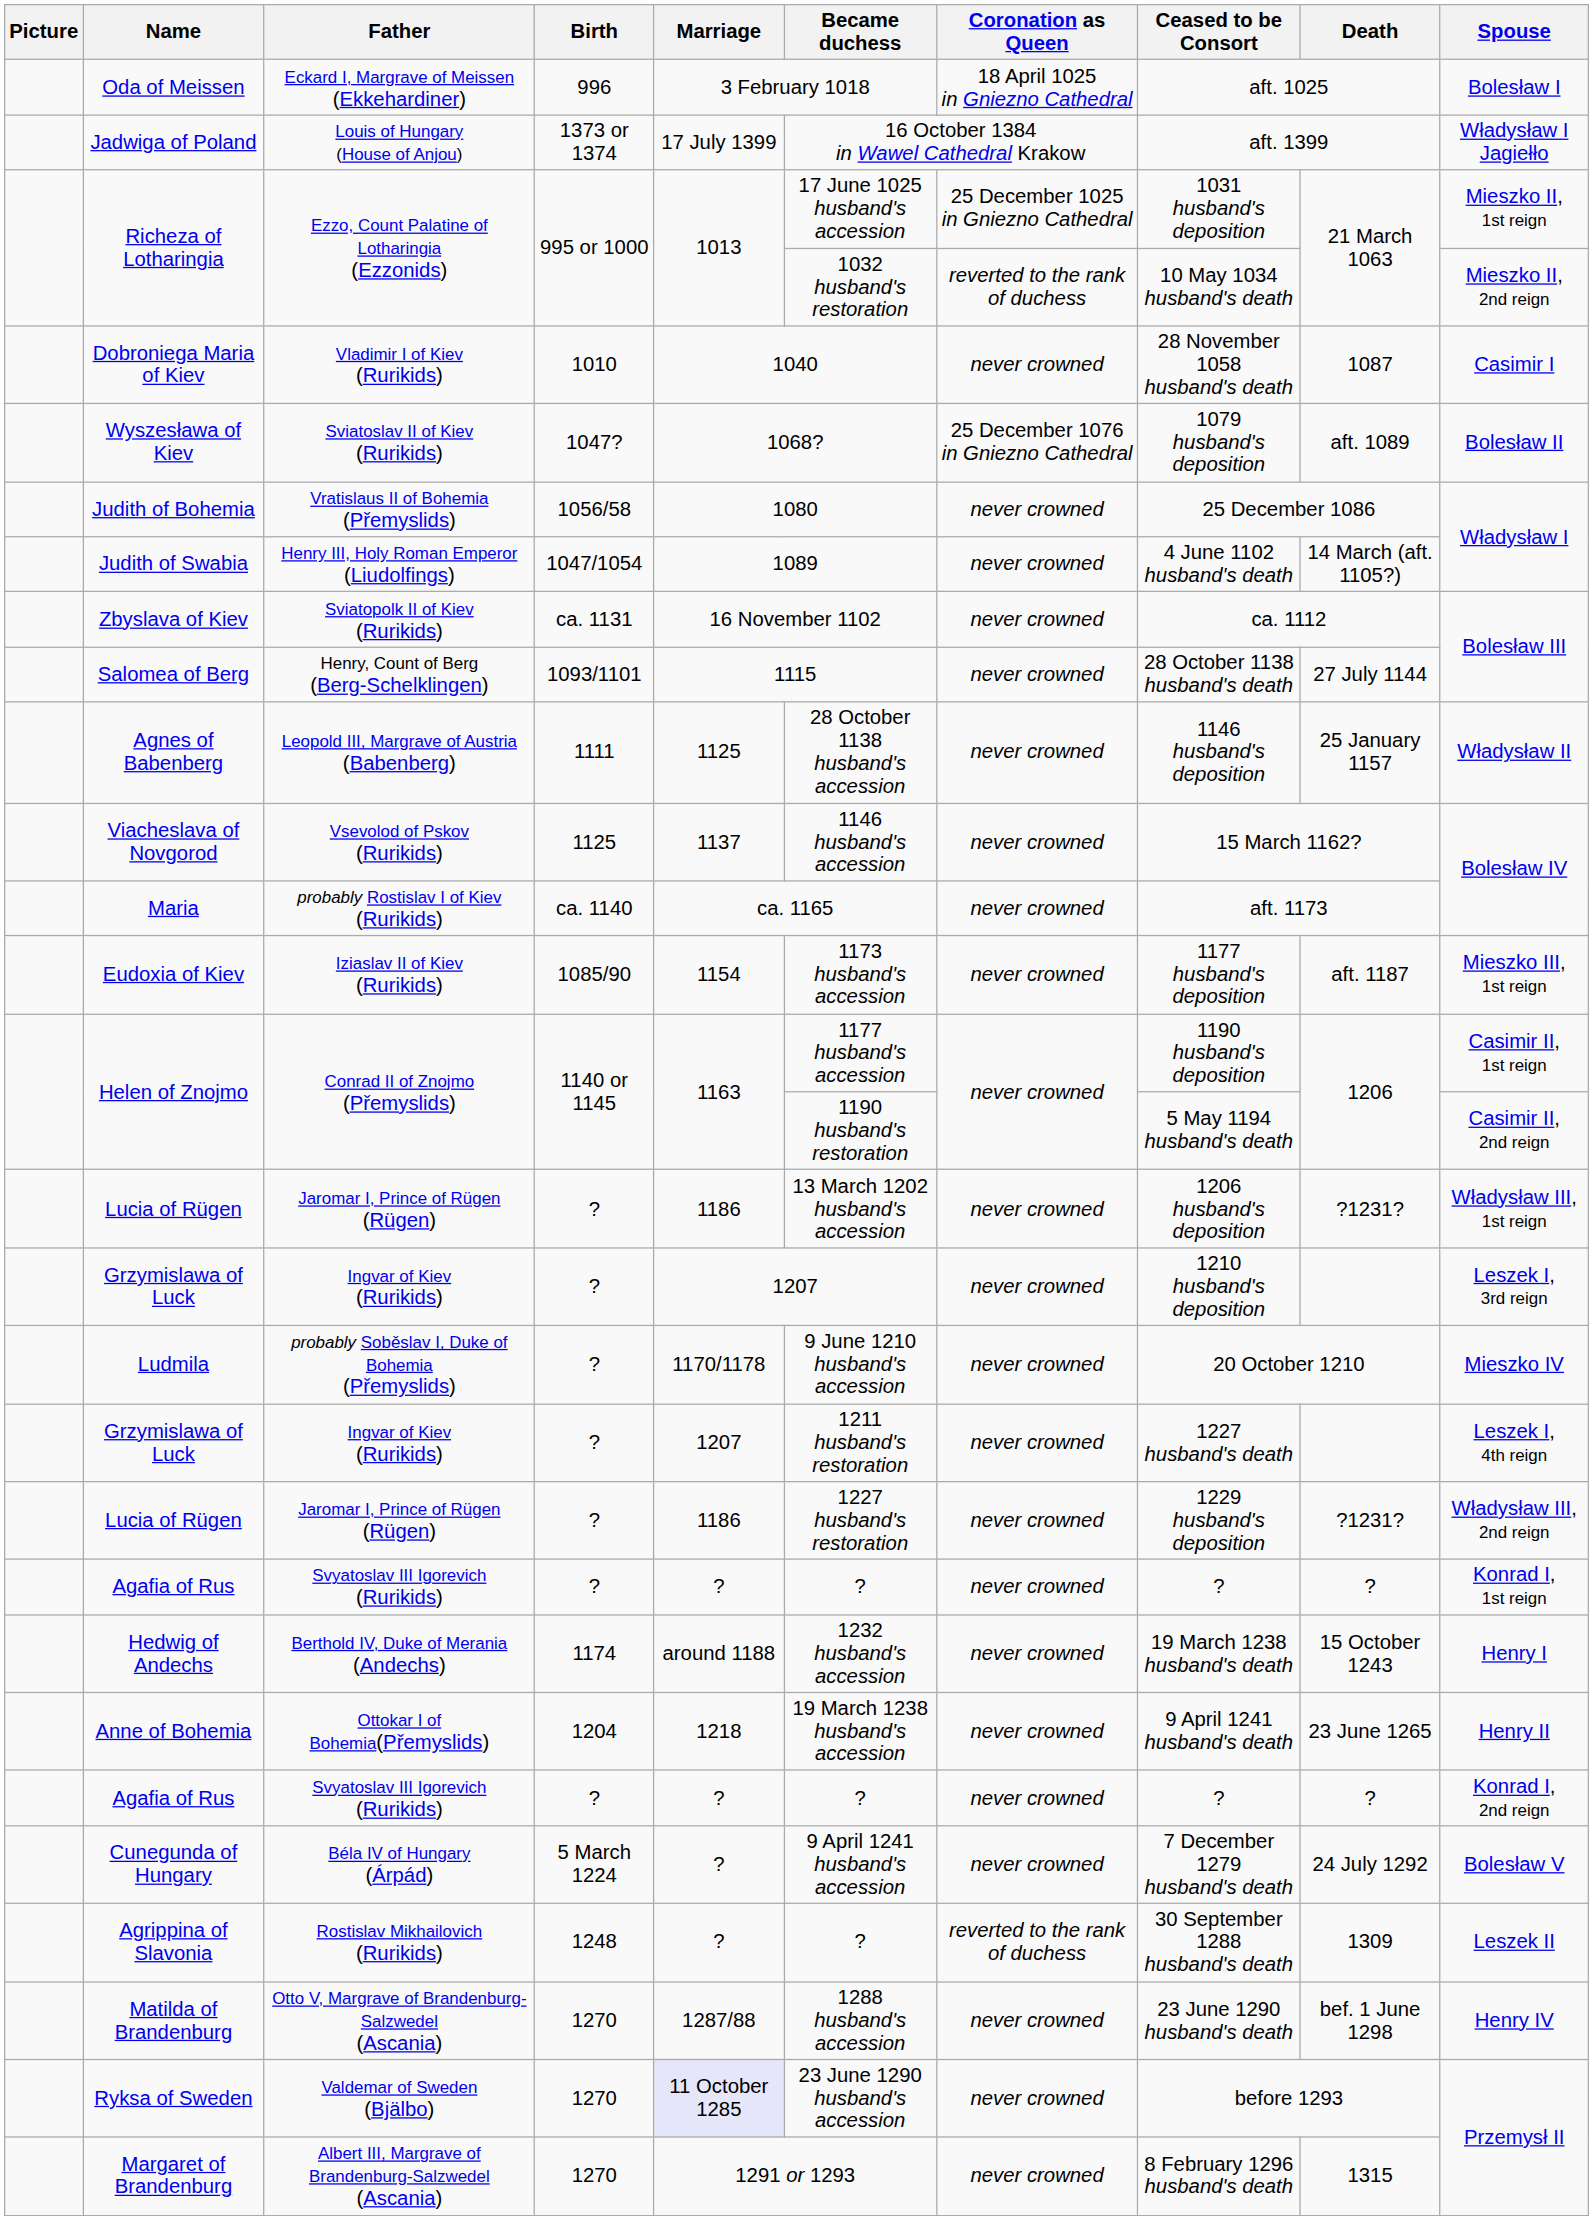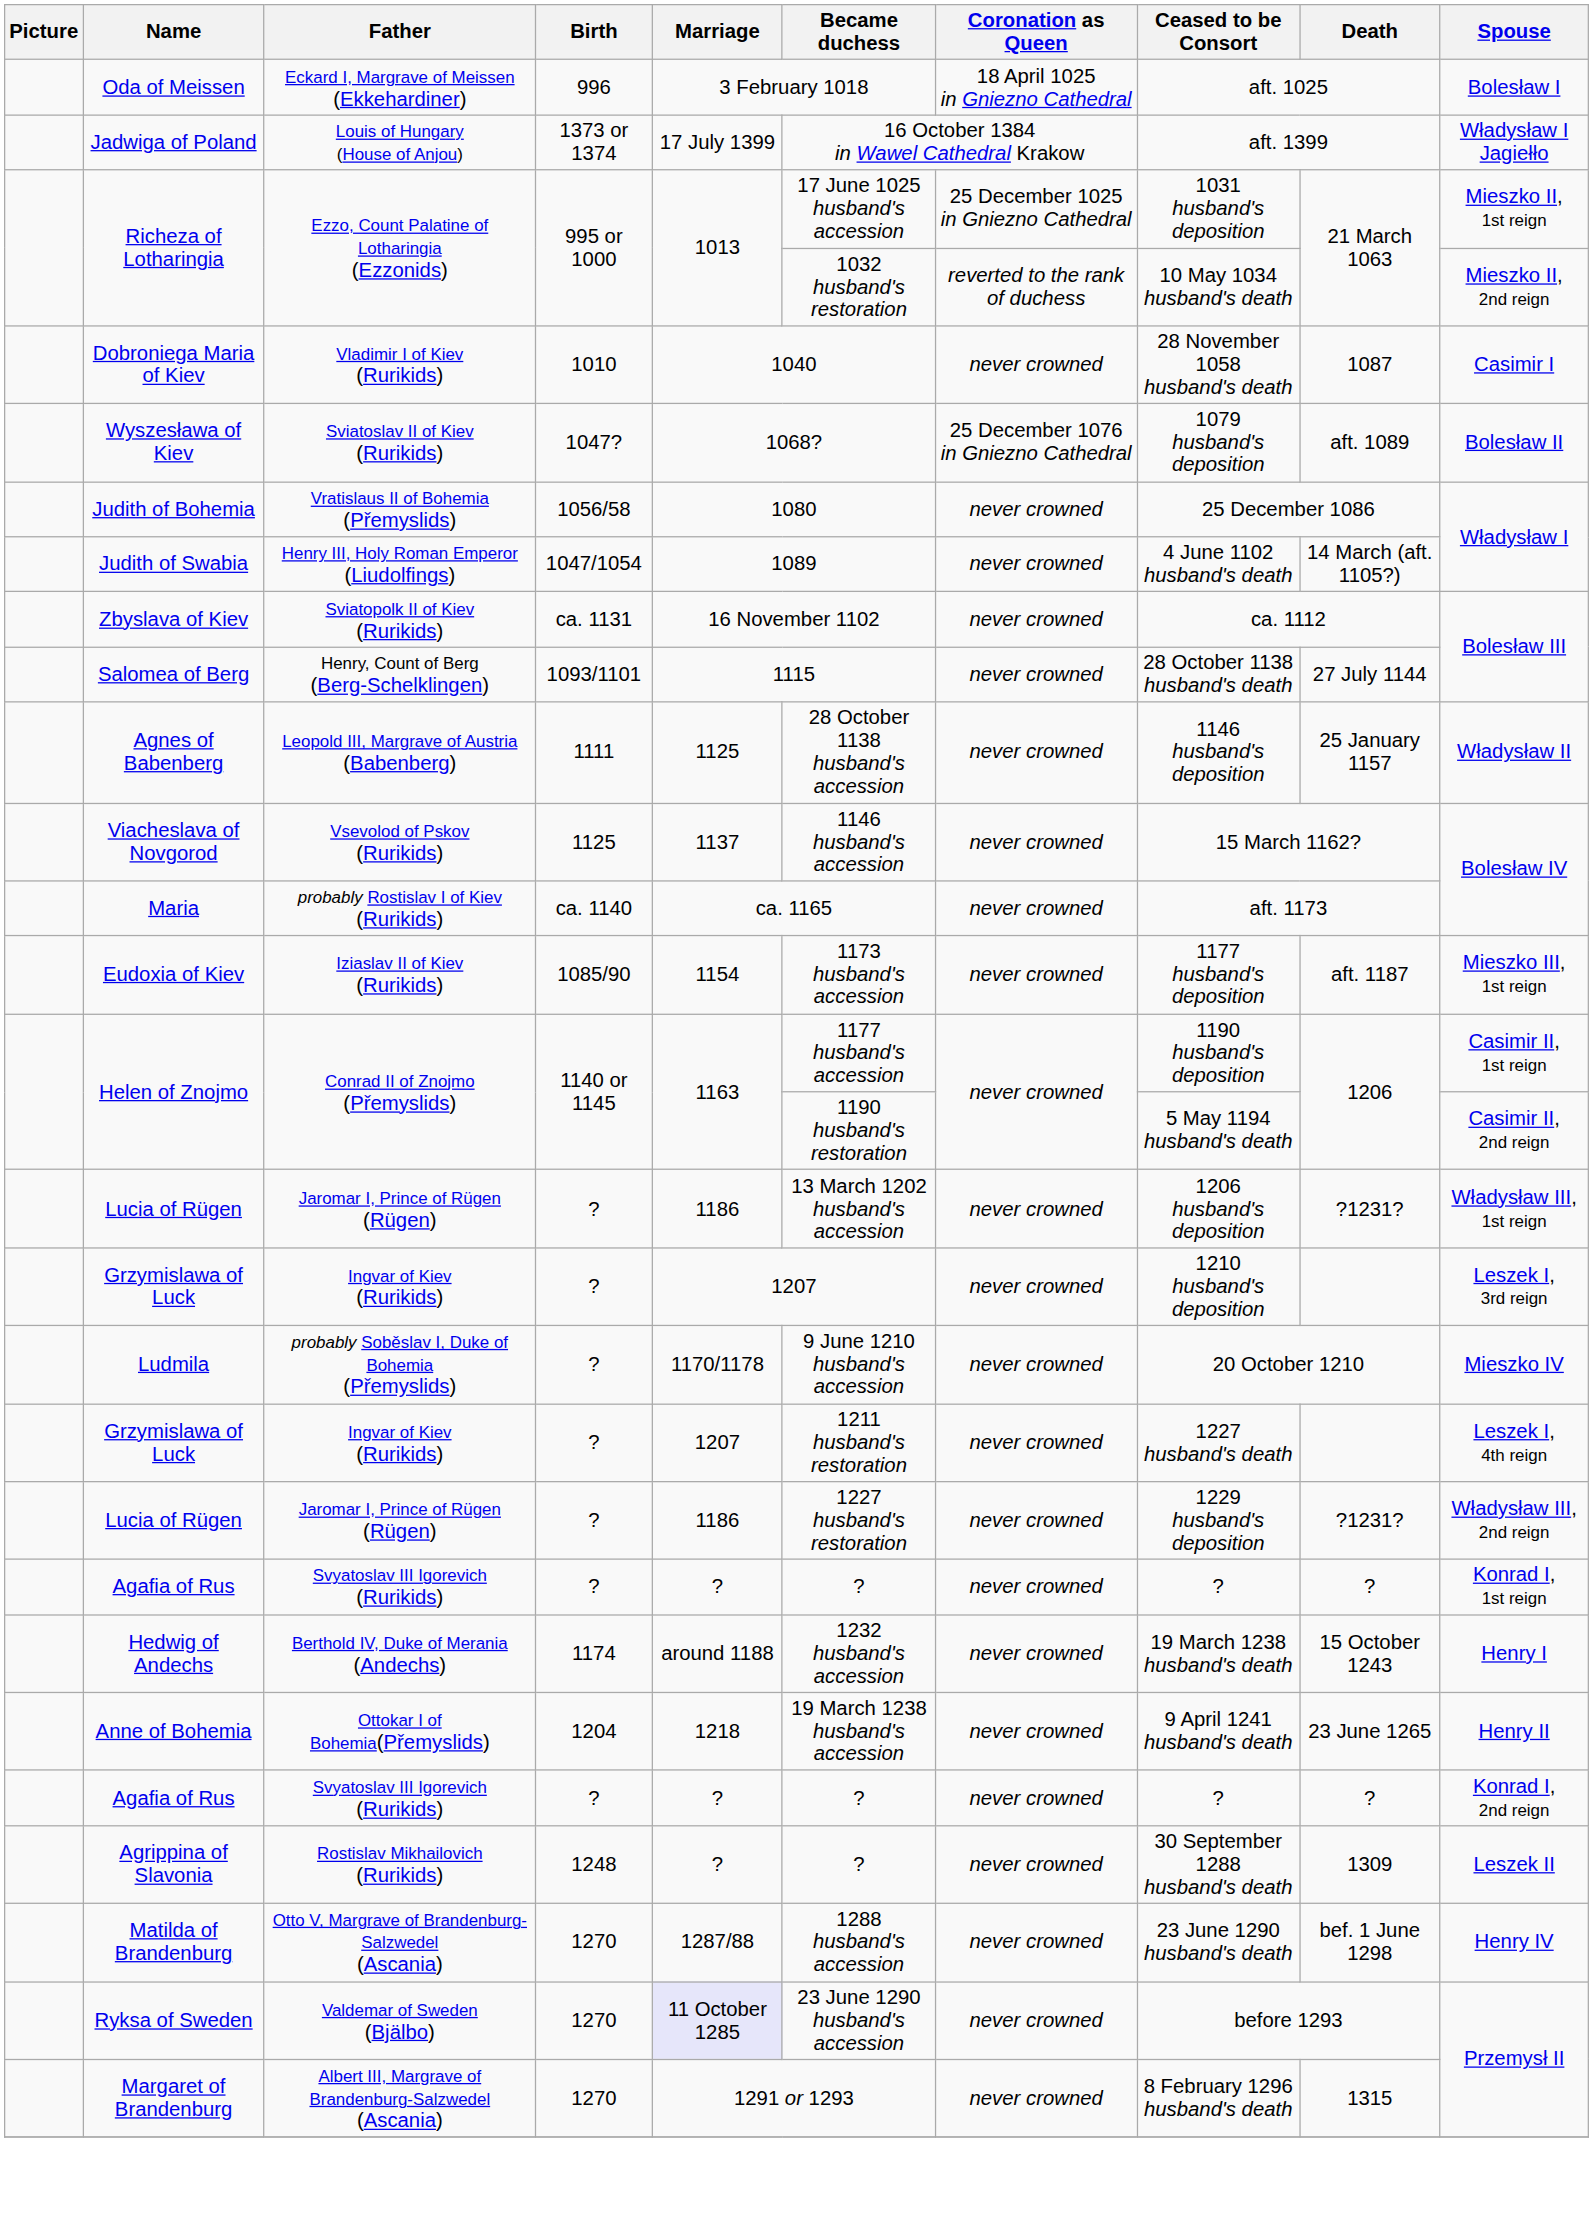- row: (173, 1864)
(1037, 1942) reverted to the rank of duchess -> (1036, 1864) never crowned
